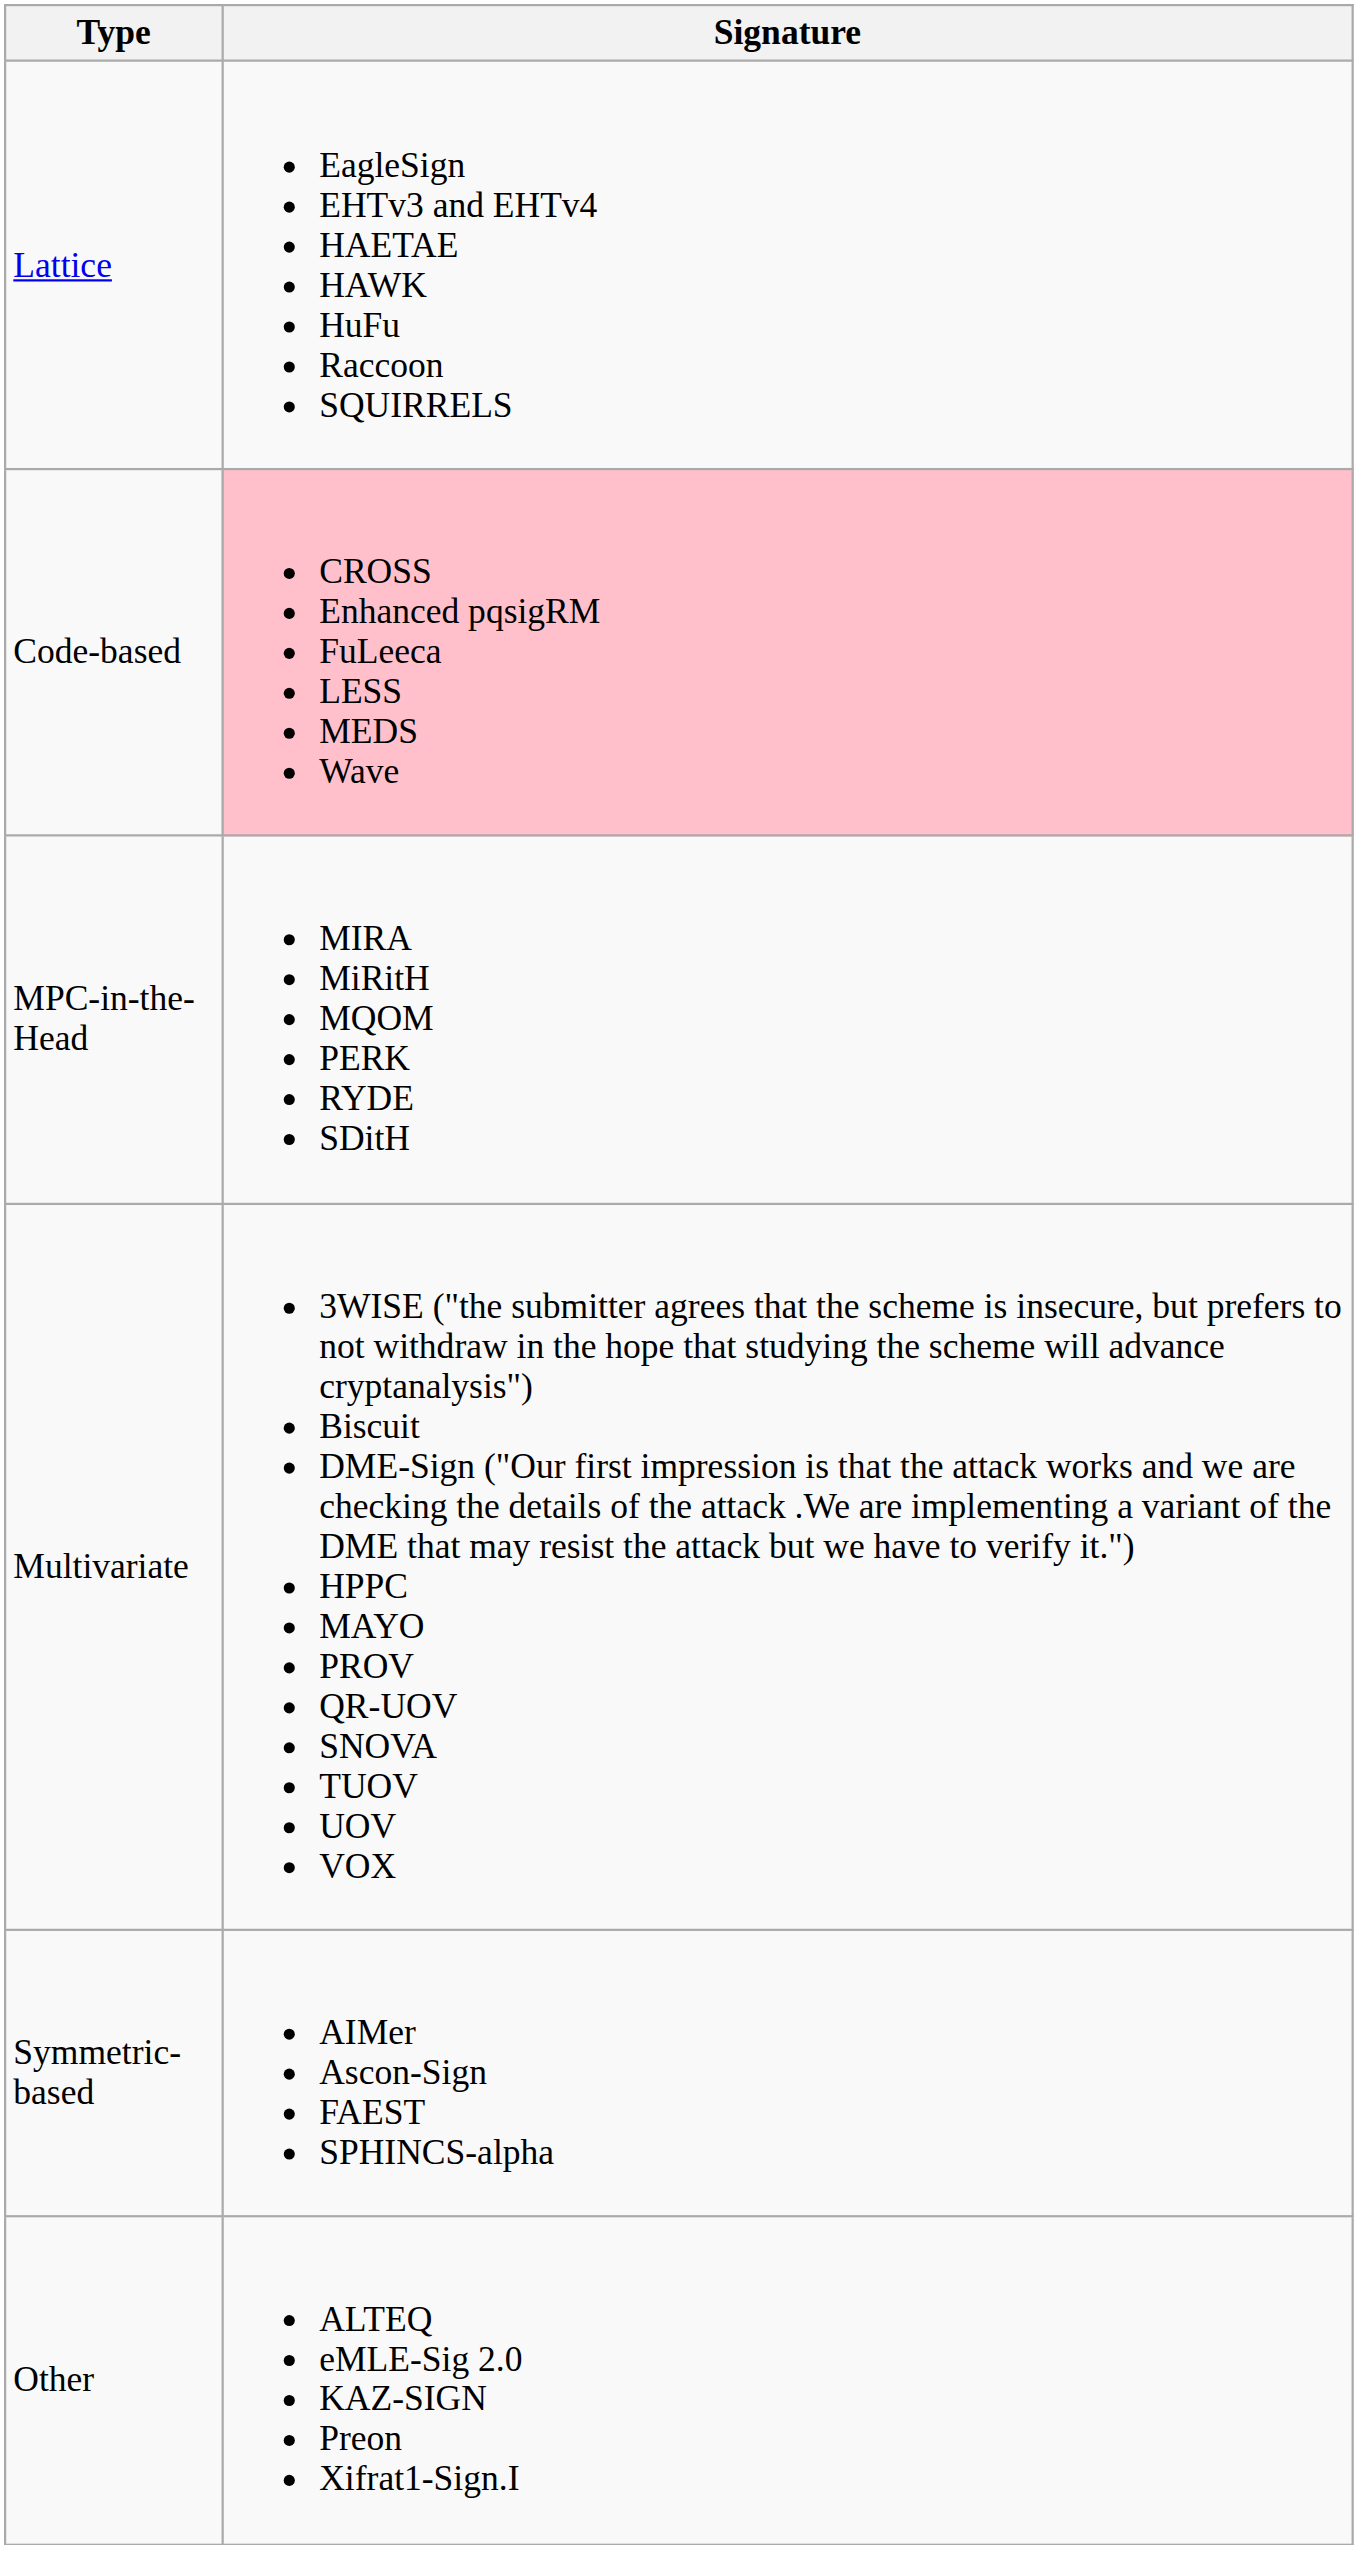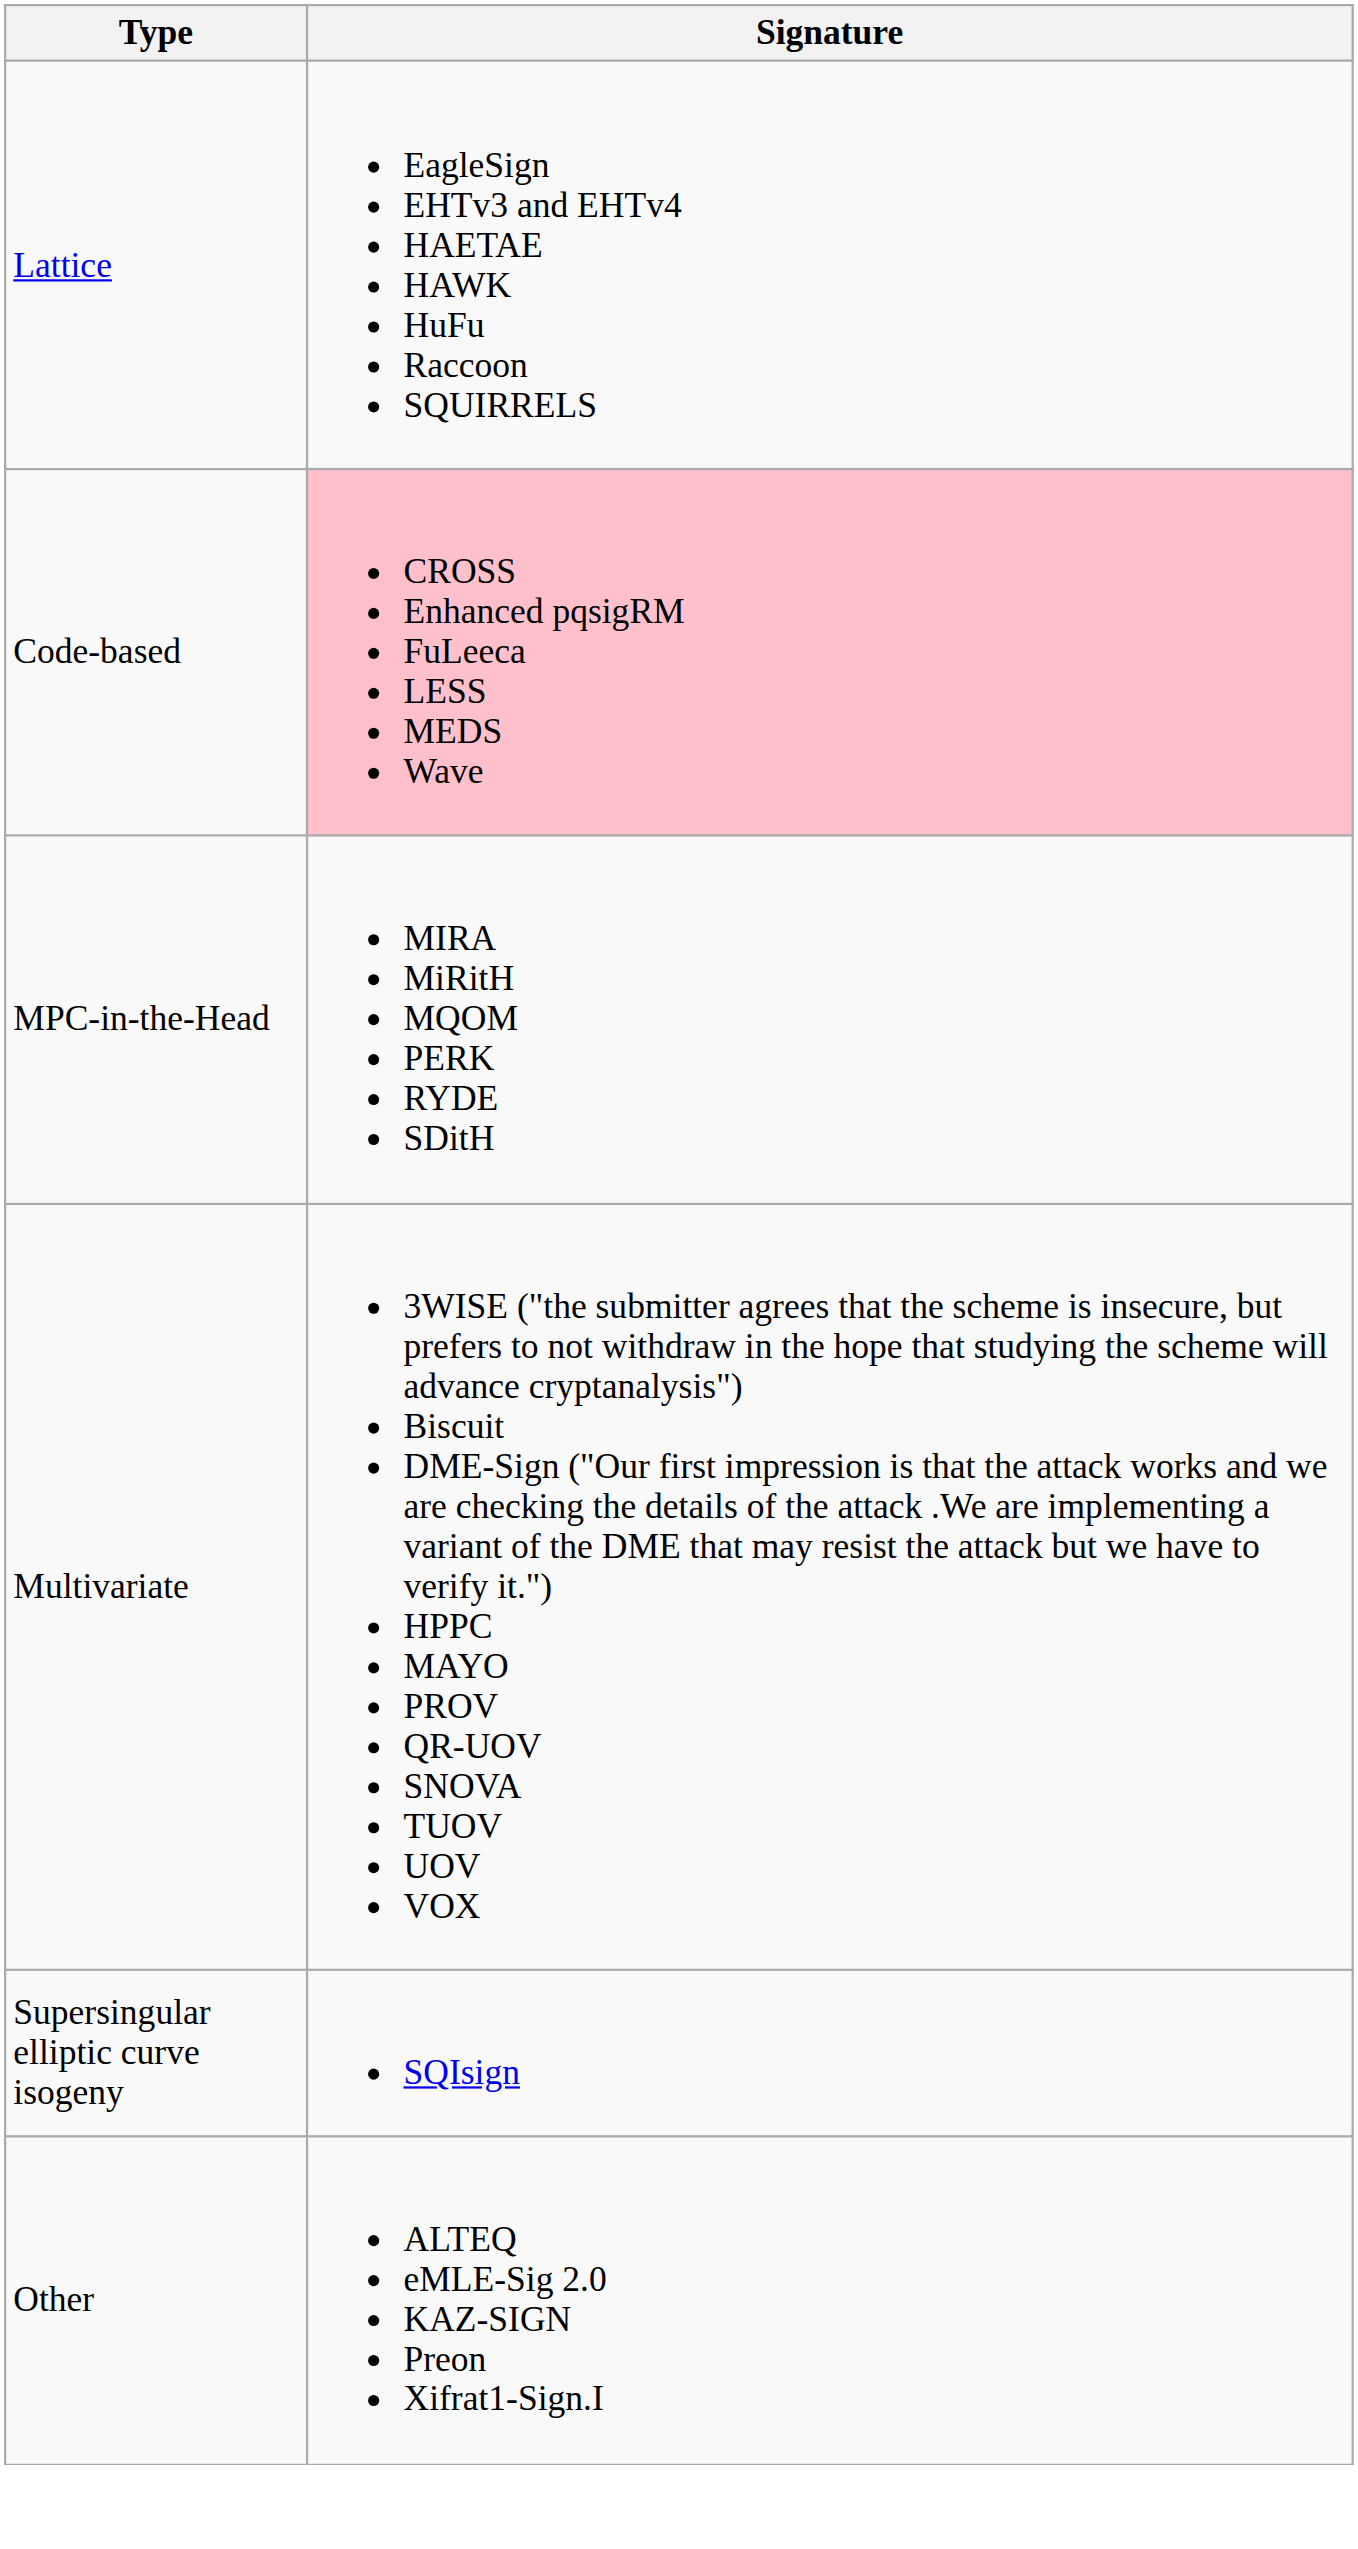+ row: (112, 2052)
- row: (97, 2072)
